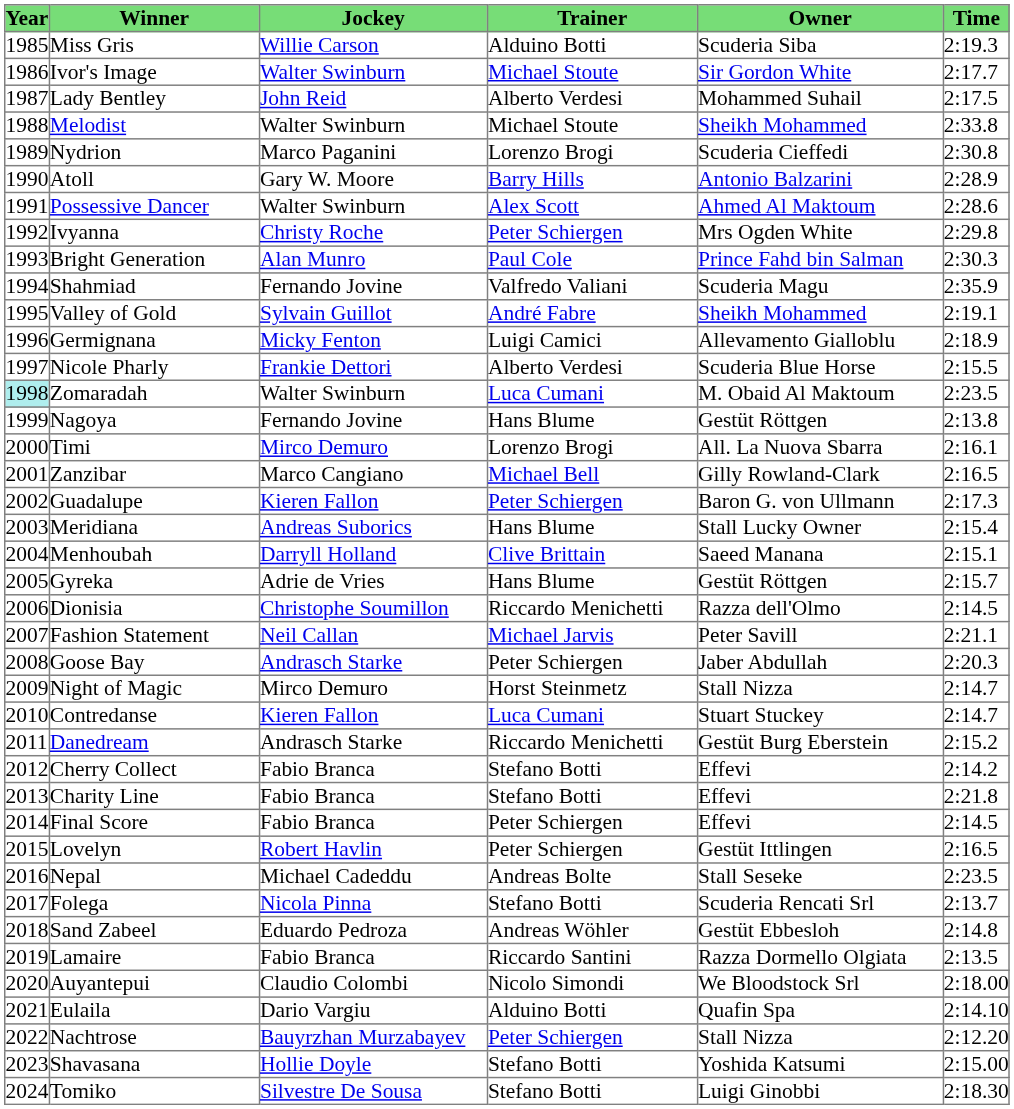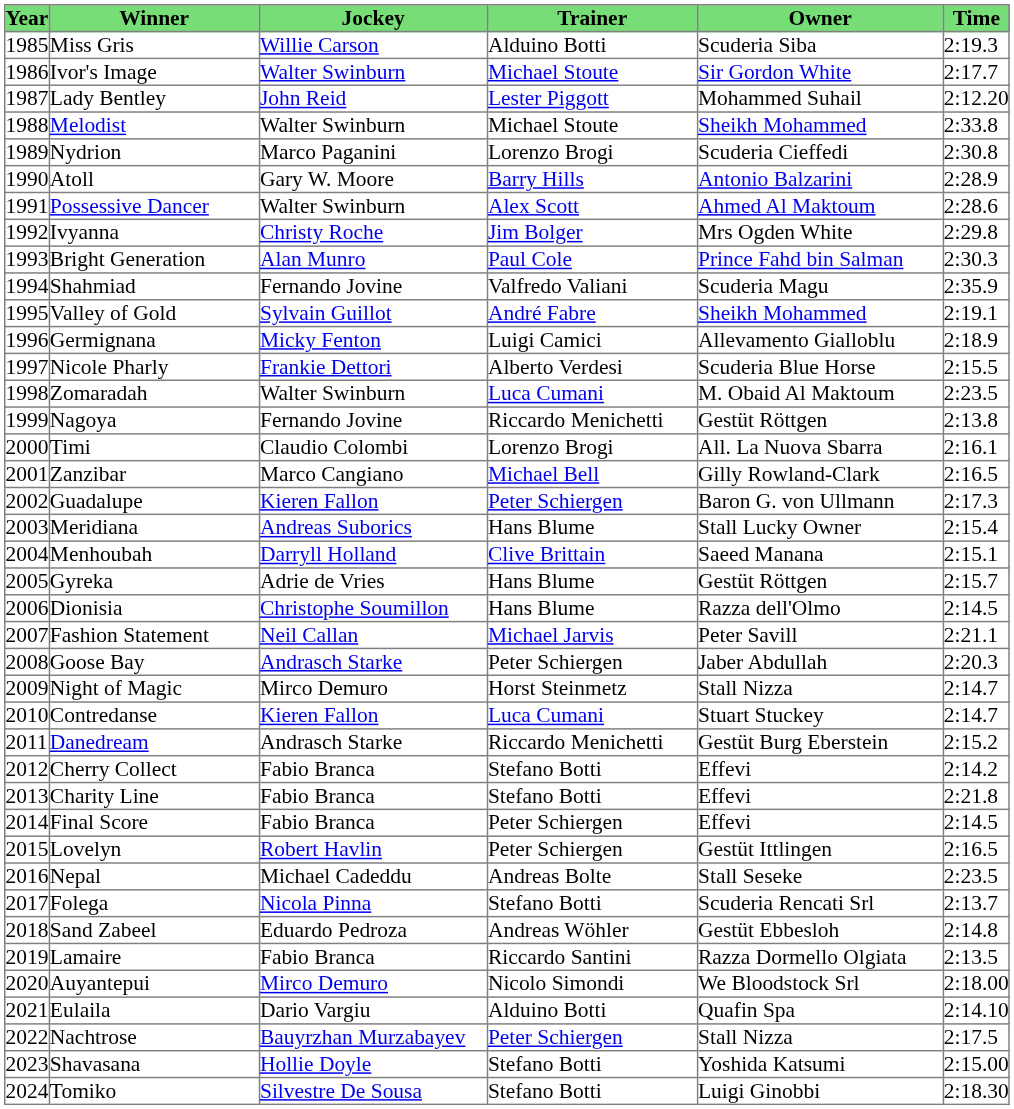(555, 98) Alberto Verdesi -> (548, 98) Lester Piggott
(971, 98) 2:17.5 -> (976, 98) 2:12.20
(555, 232) Peter Schiergen -> (535, 232) Jim Bolger
(27, 393) paleturquoise background -> (27, 393) no background
(541, 420) Hans Blume -> (576, 420) Riccardo Menichetti
(324, 447) Mirco Demuro -> (334, 447) Claudio Colombi
(576, 607) Riccardo Menichetti -> (541, 607) Hans Blume
(334, 983) Claudio Colombi -> (324, 983) Mirco Demuro
(976, 1037) 2:12.20 -> (971, 1037) 2:17.5
